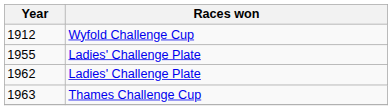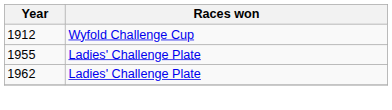- row: (21, 94)
